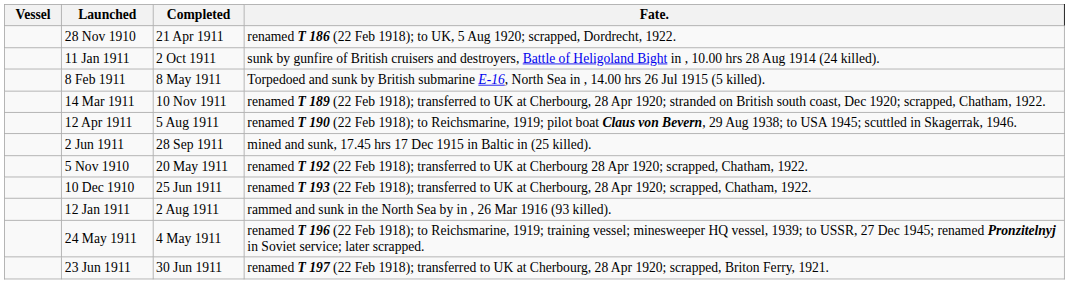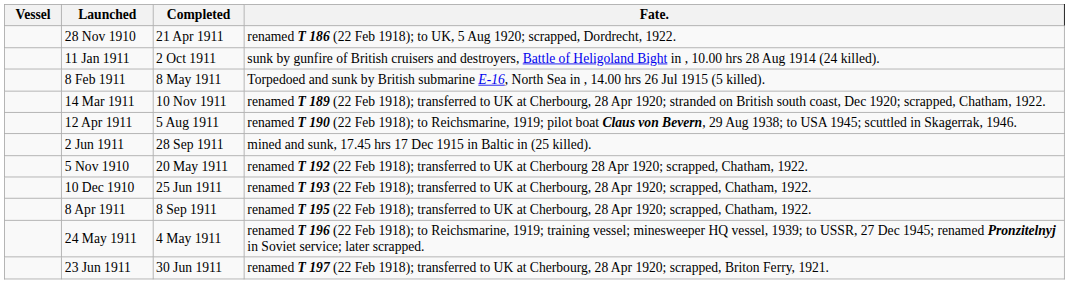- row: (97, 209)
+ row: (95, 209)
